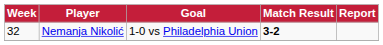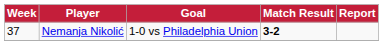(13, 31) 32 -> (13, 31) 37
